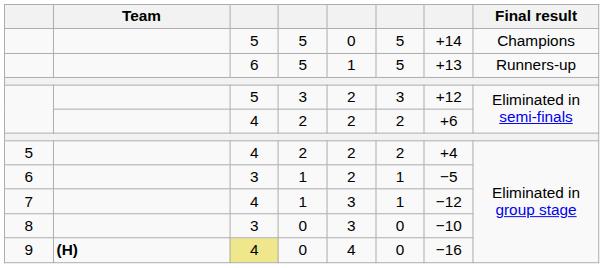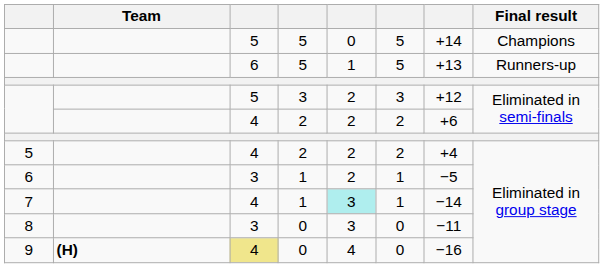(351, 201) no background -> (351, 201) paleturquoise background
(449, 201) −12 -> (449, 201) −14
(449, 225) −10 -> (449, 225) −11
